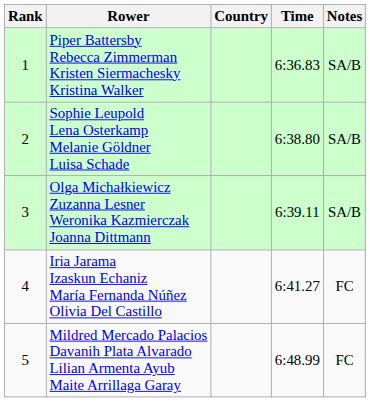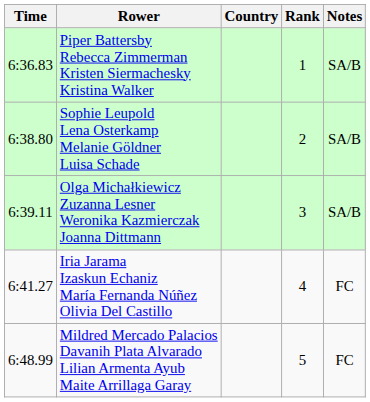columns swapped: (25, 16) <-> (297, 16)
